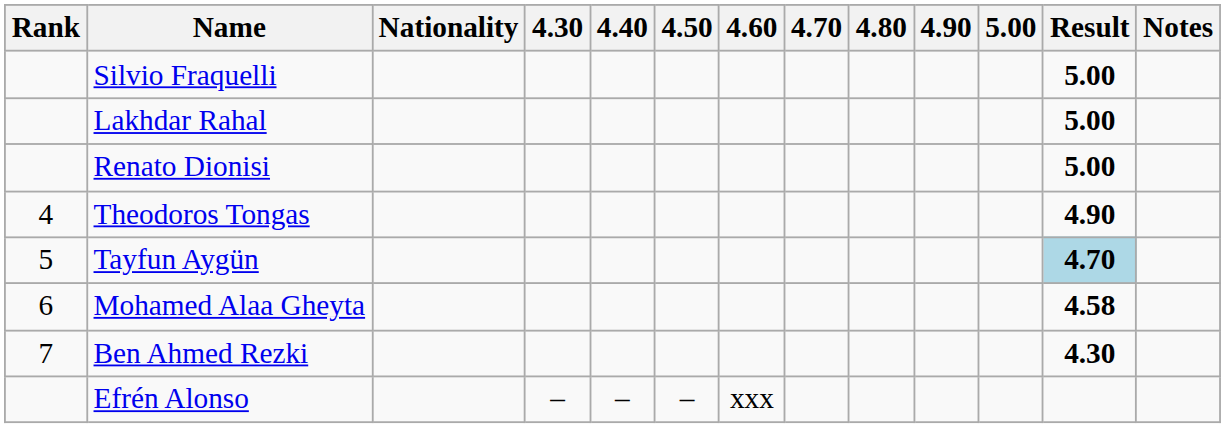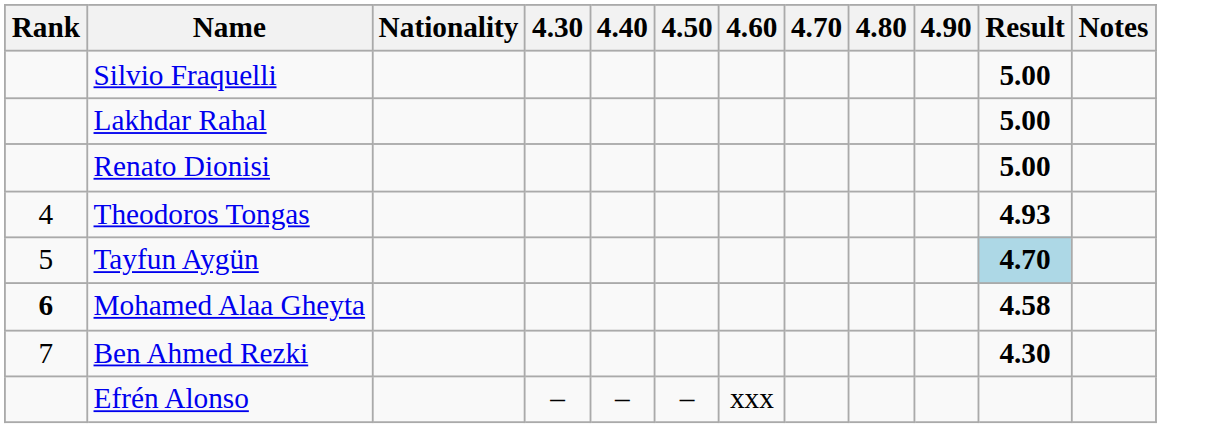- column: (1011, 27)
(1090, 213) 4.90 -> (1025, 213) 4.93
(46, 306) normal -> (46, 306) bold
